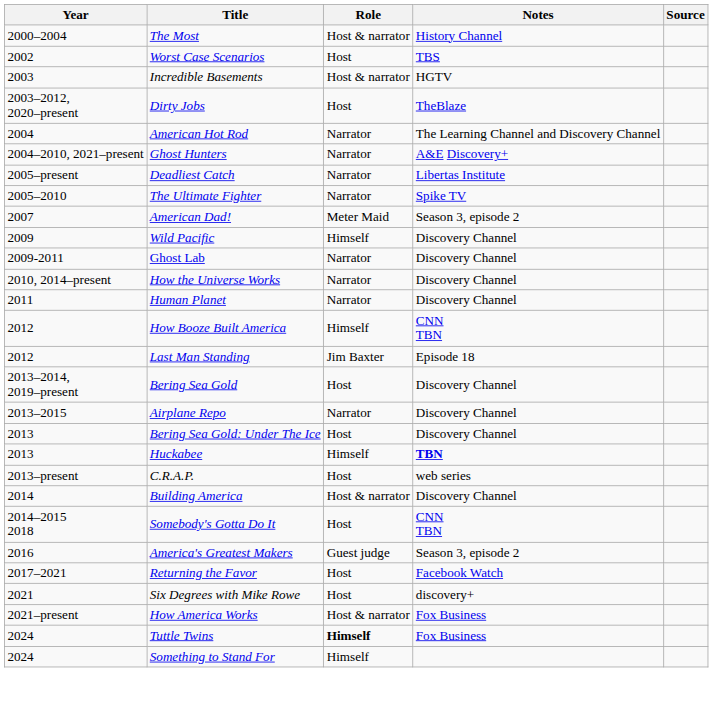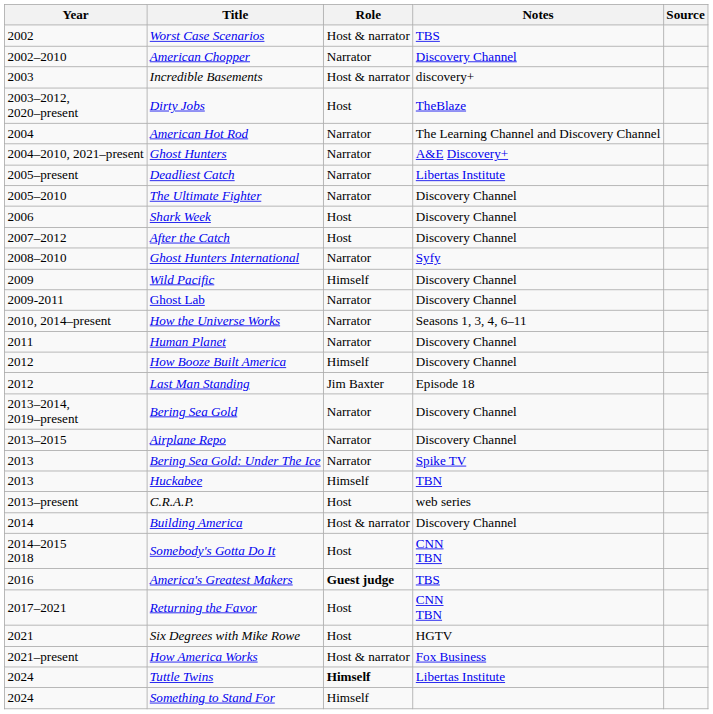- row: (174, 35)
(339, 56) Host -> (368, 35) Host & narrator
+ row: (200, 56)
(434, 77) HGTV -> (445, 77) discovery+
(441, 196) Spike TV -> (466, 196) Discovery Channel
+ row: (180, 216)
+ row: (190, 237)
- row: (190, 216)
+ row: (224, 258)
(466, 279) Discovery Channel -> (471, 320) Seasons 1, 3, 4, 6–11
(430, 328) CNN TBN -> (466, 362) Discovery Channel
(339, 384) Host -> (349, 411) Narrator
(339, 433) Host -> (349, 460) Narrator
(466, 433) Discovery Channel -> (441, 460) Spike TV
(429, 454) bold -> (429, 481) normal
(358, 552) normal -> (360, 579) bold
(468, 552) Season 3, episode 2 -> (428, 579) TBS
(459, 573) Facebook Watch -> (430, 607) CNN TBN
(445, 594) discovery+ -> (434, 635) HGTV
(451, 635) Fox Business -> (460, 677) Libertas Institute
